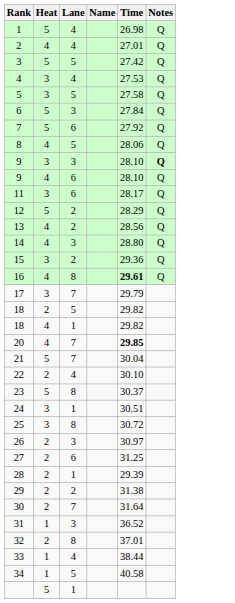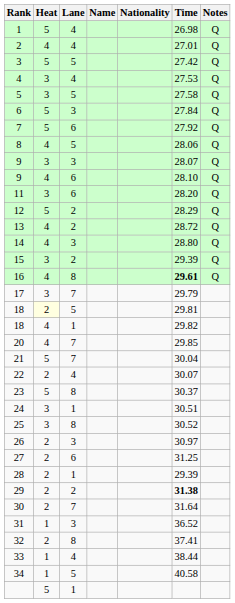+ column: (145, 12)
(132, 161) 28.10 -> (186, 161) 28.07
(161, 161) bold -> (215, 161) normal
(132, 194) 28.17 -> (186, 194) 28.20
(132, 227) 28.56 -> (186, 227) 28.72
(132, 260) 29.36 -> (186, 260) 29.39
(46, 309) no background -> (46, 309) lightyellow background
(132, 309) 29.82 -> (186, 309) 29.81
(132, 342) bold -> (186, 342) normal
(132, 375) 30.10 -> (186, 375) 30.07
(132, 425) 30.72 -> (186, 425) 30.52
(132, 491) normal -> (186, 491) bold
(132, 540) 37.01 -> (186, 540) 37.41
